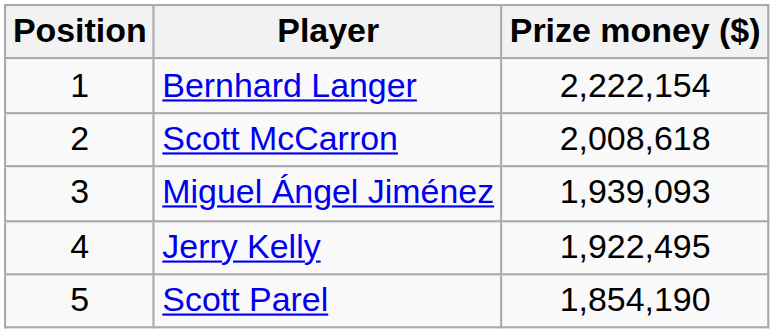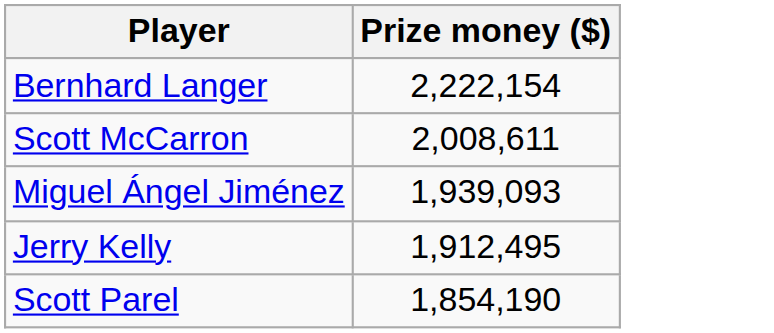- column: (80, 31)
(635, 138) 2,008,618 -> (486, 138) 2,008,611
(635, 246) 1,922,495 -> (486, 246) 1,912,495
